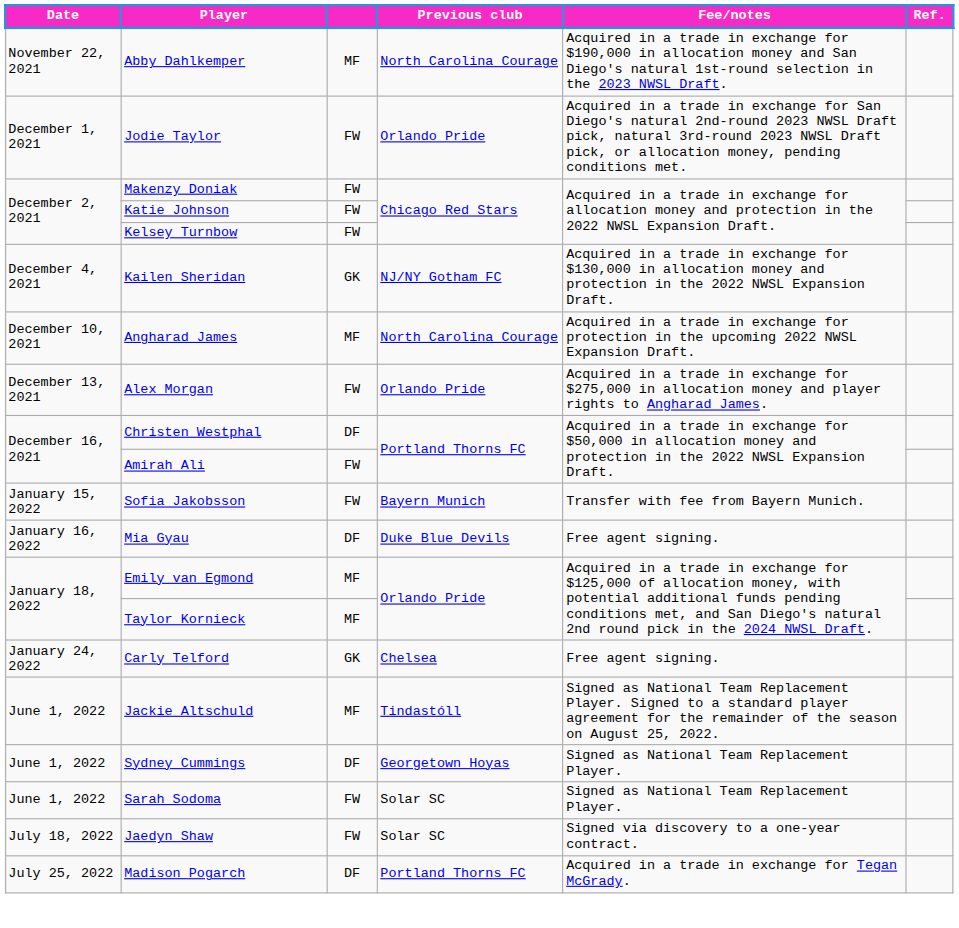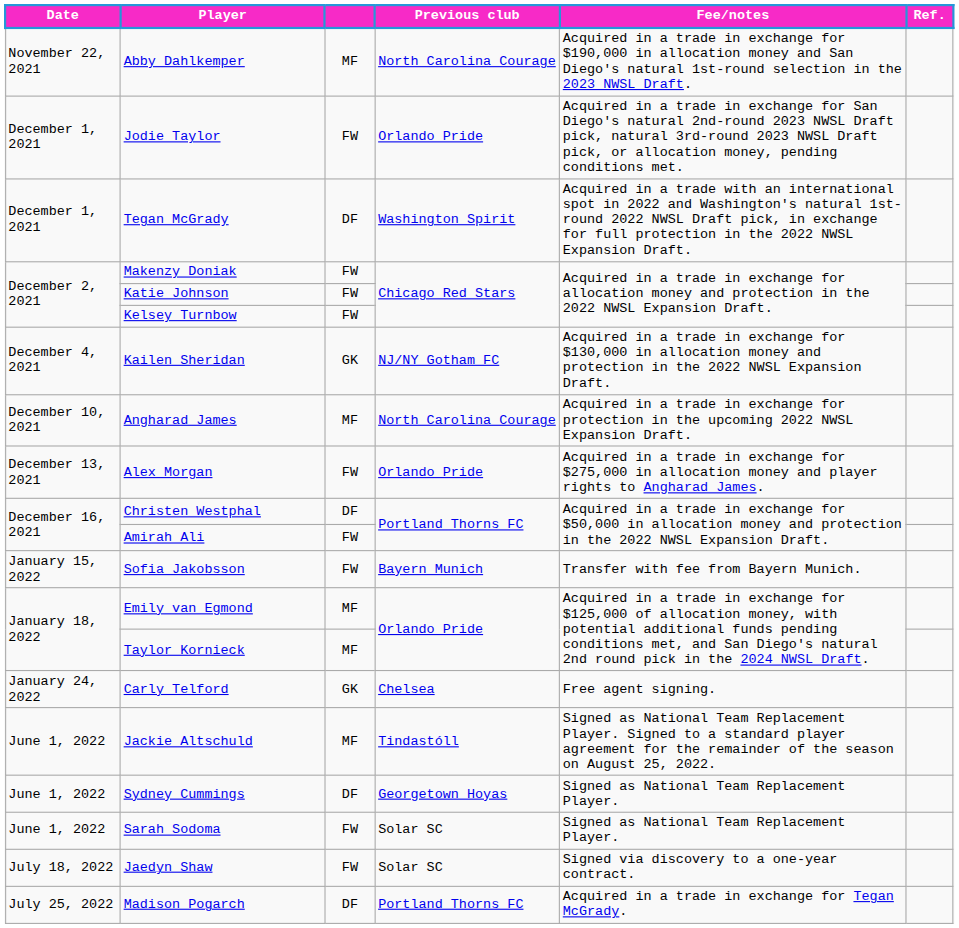+ row: (176, 220)
- row: (156, 539)
